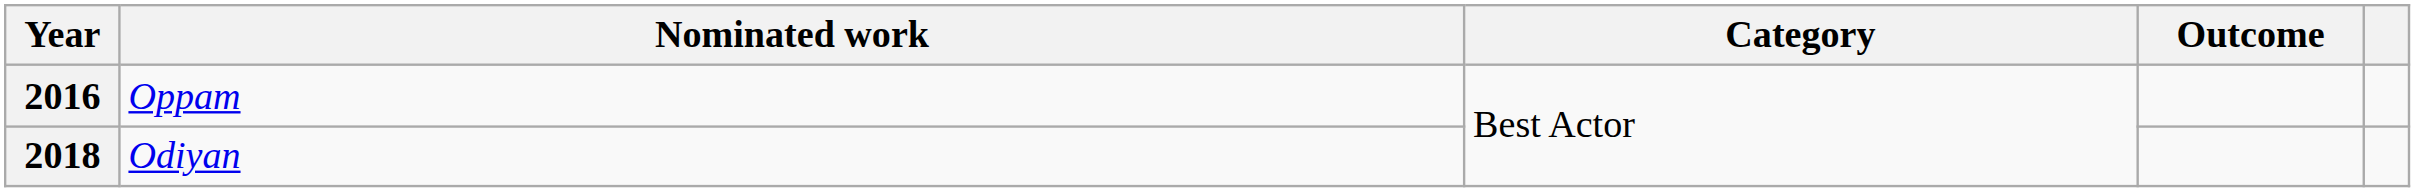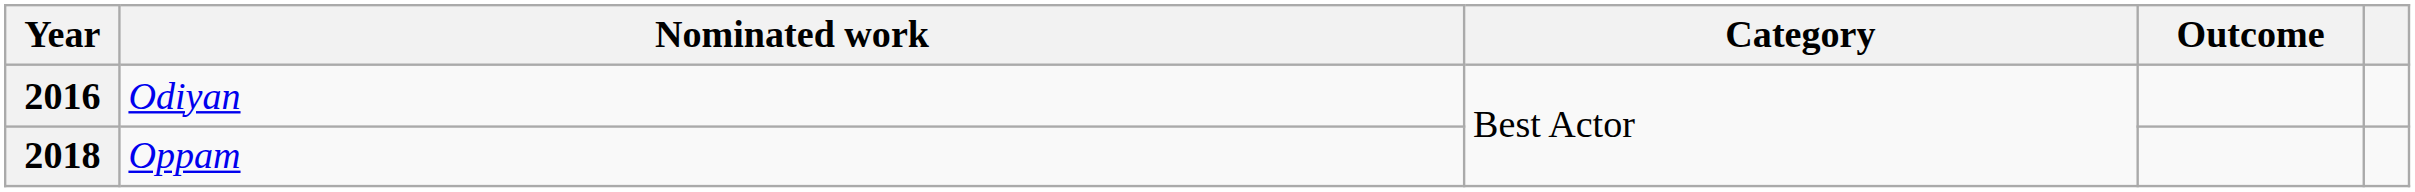(184, 95) Oppam -> (184, 95) Odiyan
(184, 155) Odiyan -> (184, 155) Oppam
